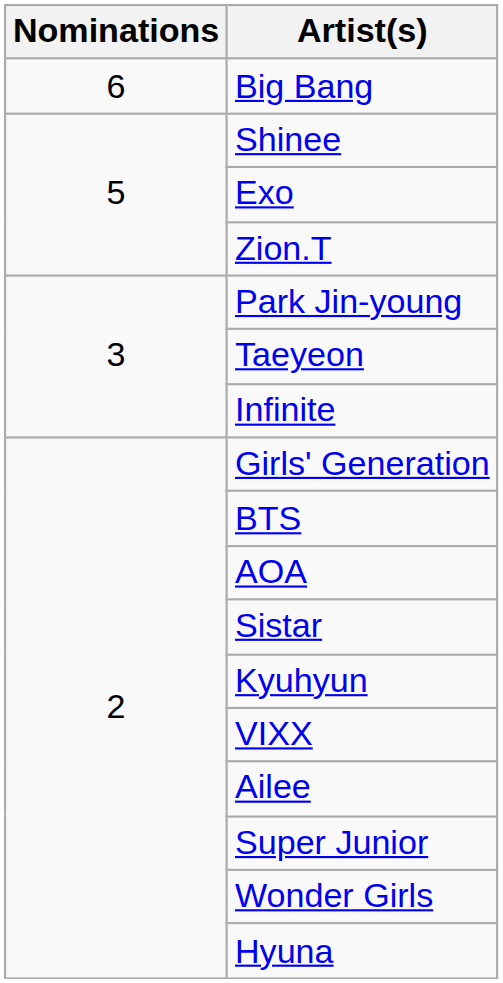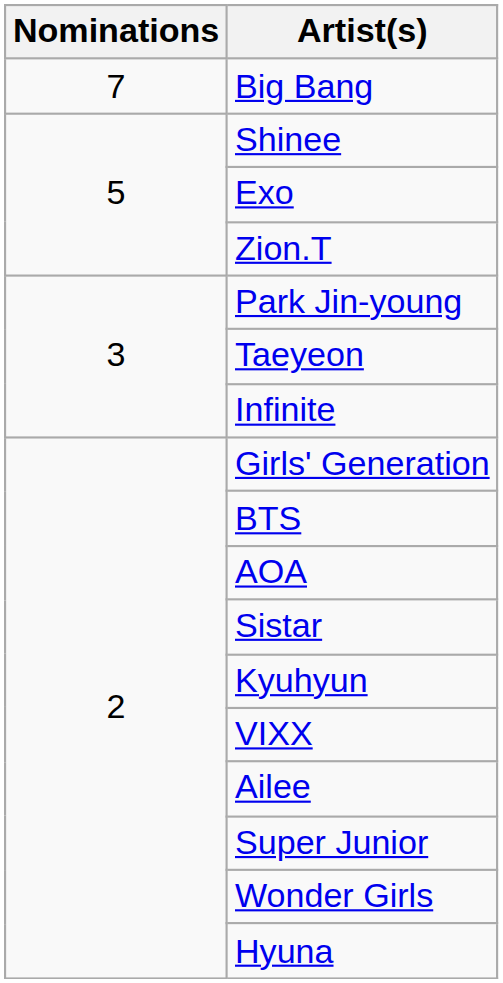(116, 85) 6 -> (116, 85) 7
